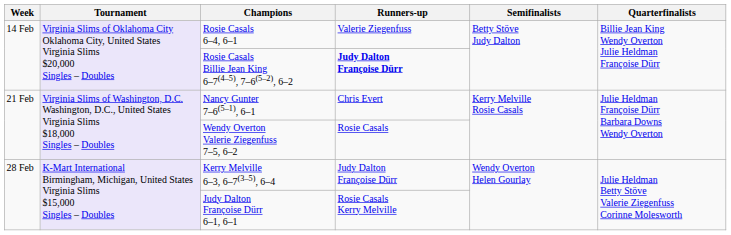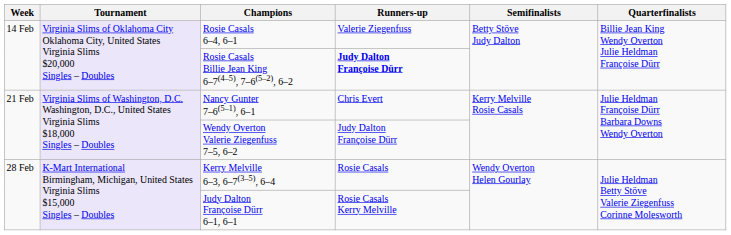(363, 128) Rosie Casals -> (367, 134) Judy Dalton Françoise Dürr
(367, 174) Judy Dalton Françoise Dürr -> (363, 168) Rosie Casals
